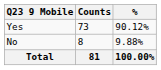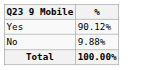- column: (94, 12)
